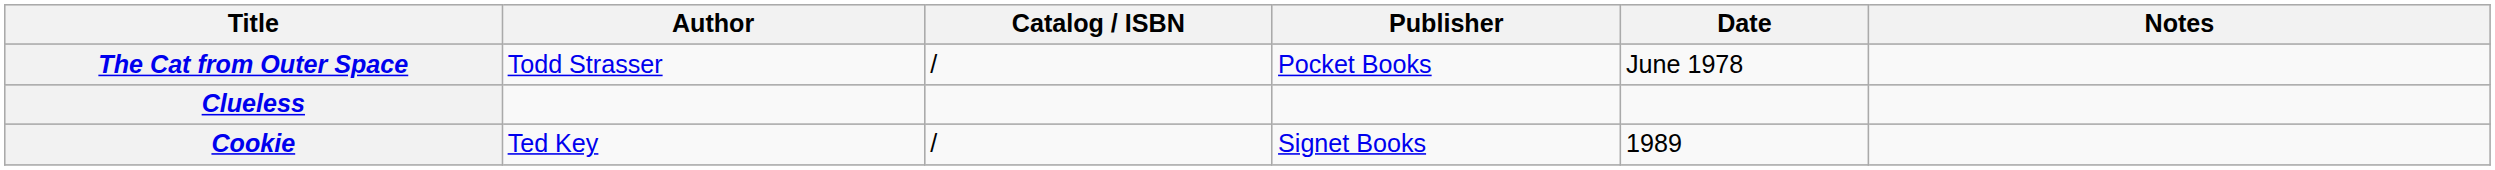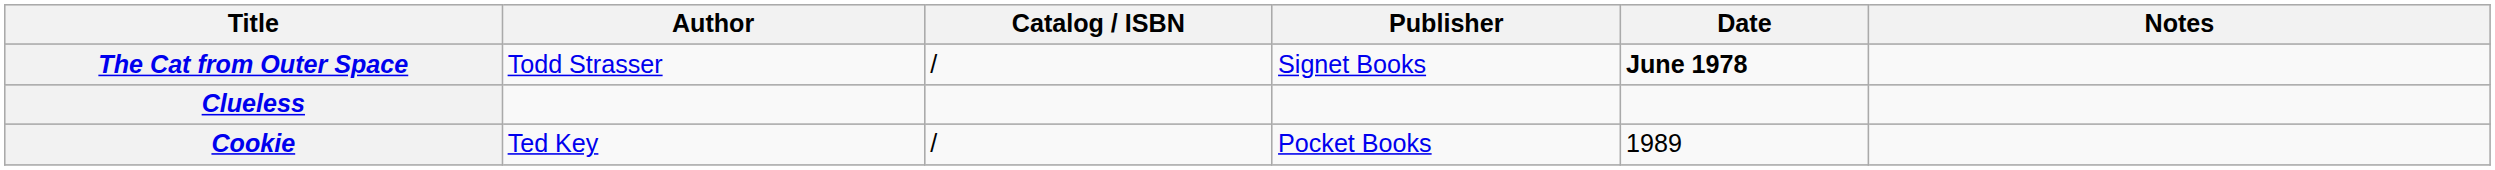(1355, 64) Pocket Books -> (1352, 64) Signet Books
(1685, 64) normal -> (1687, 64) bold
(1352, 143) Signet Books -> (1355, 143) Pocket Books
